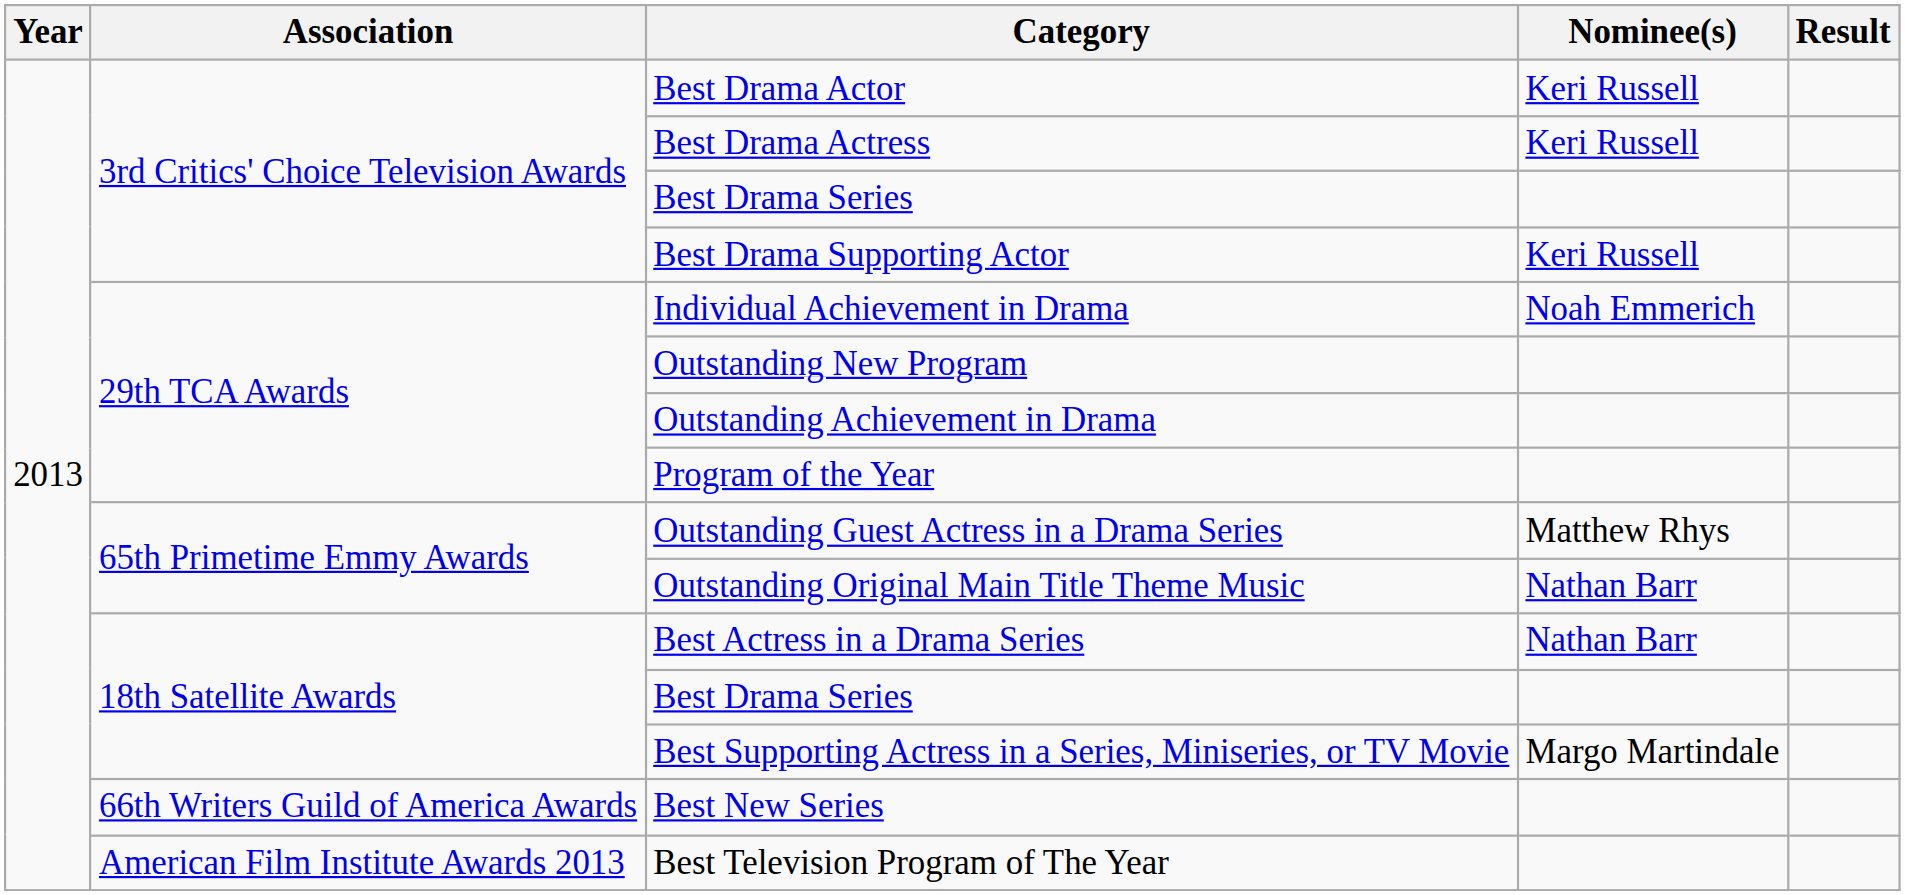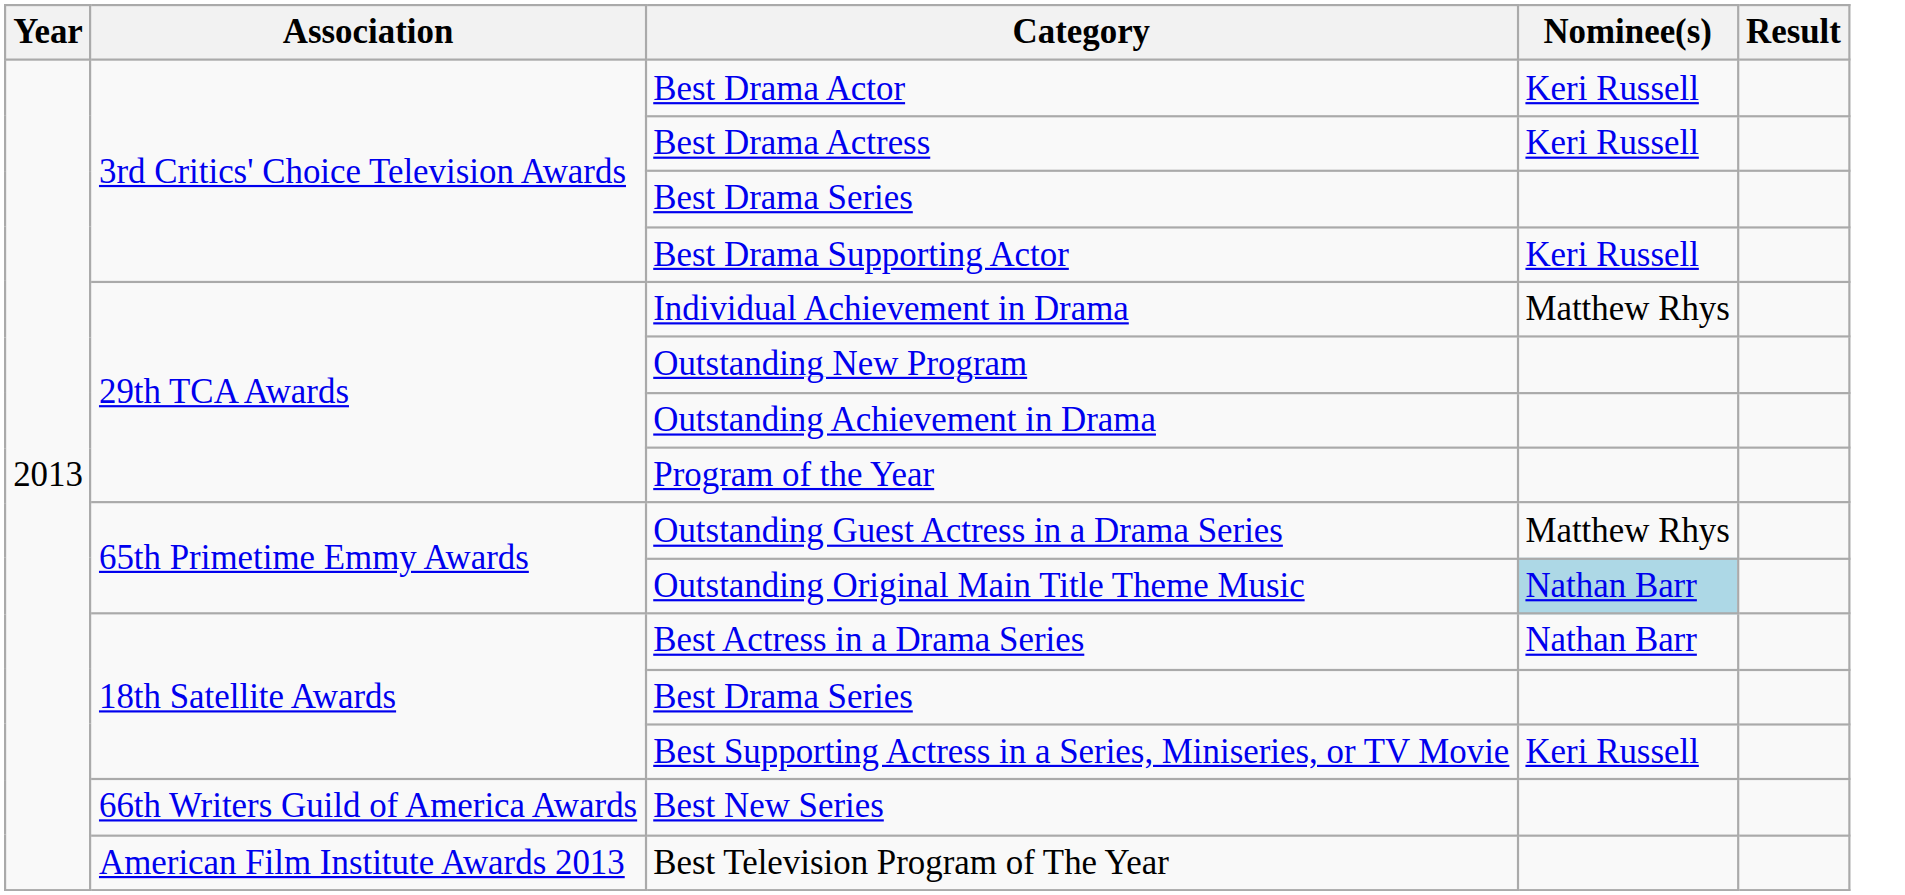(1640, 308) Noah Emmerich -> (1628, 308) Matthew Rhys
(1611, 585) no background -> (1611, 585) lightblue background
(1652, 751) Margo Martindale -> (1612, 751) Keri Russell
